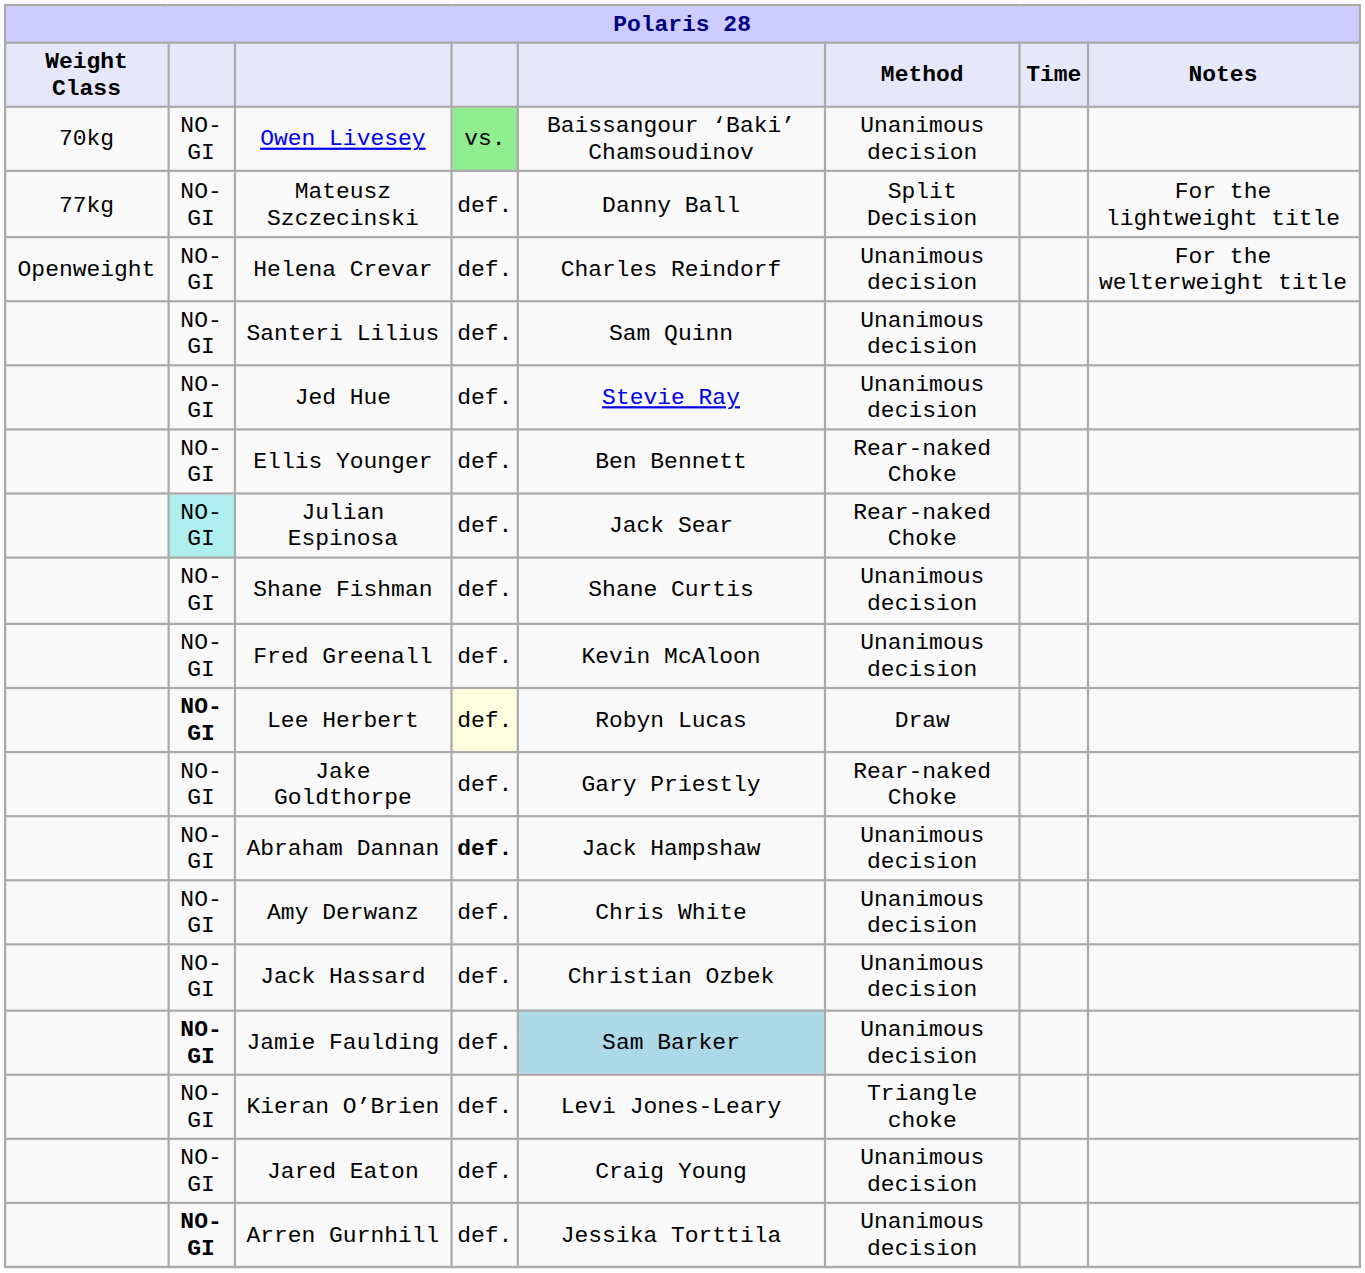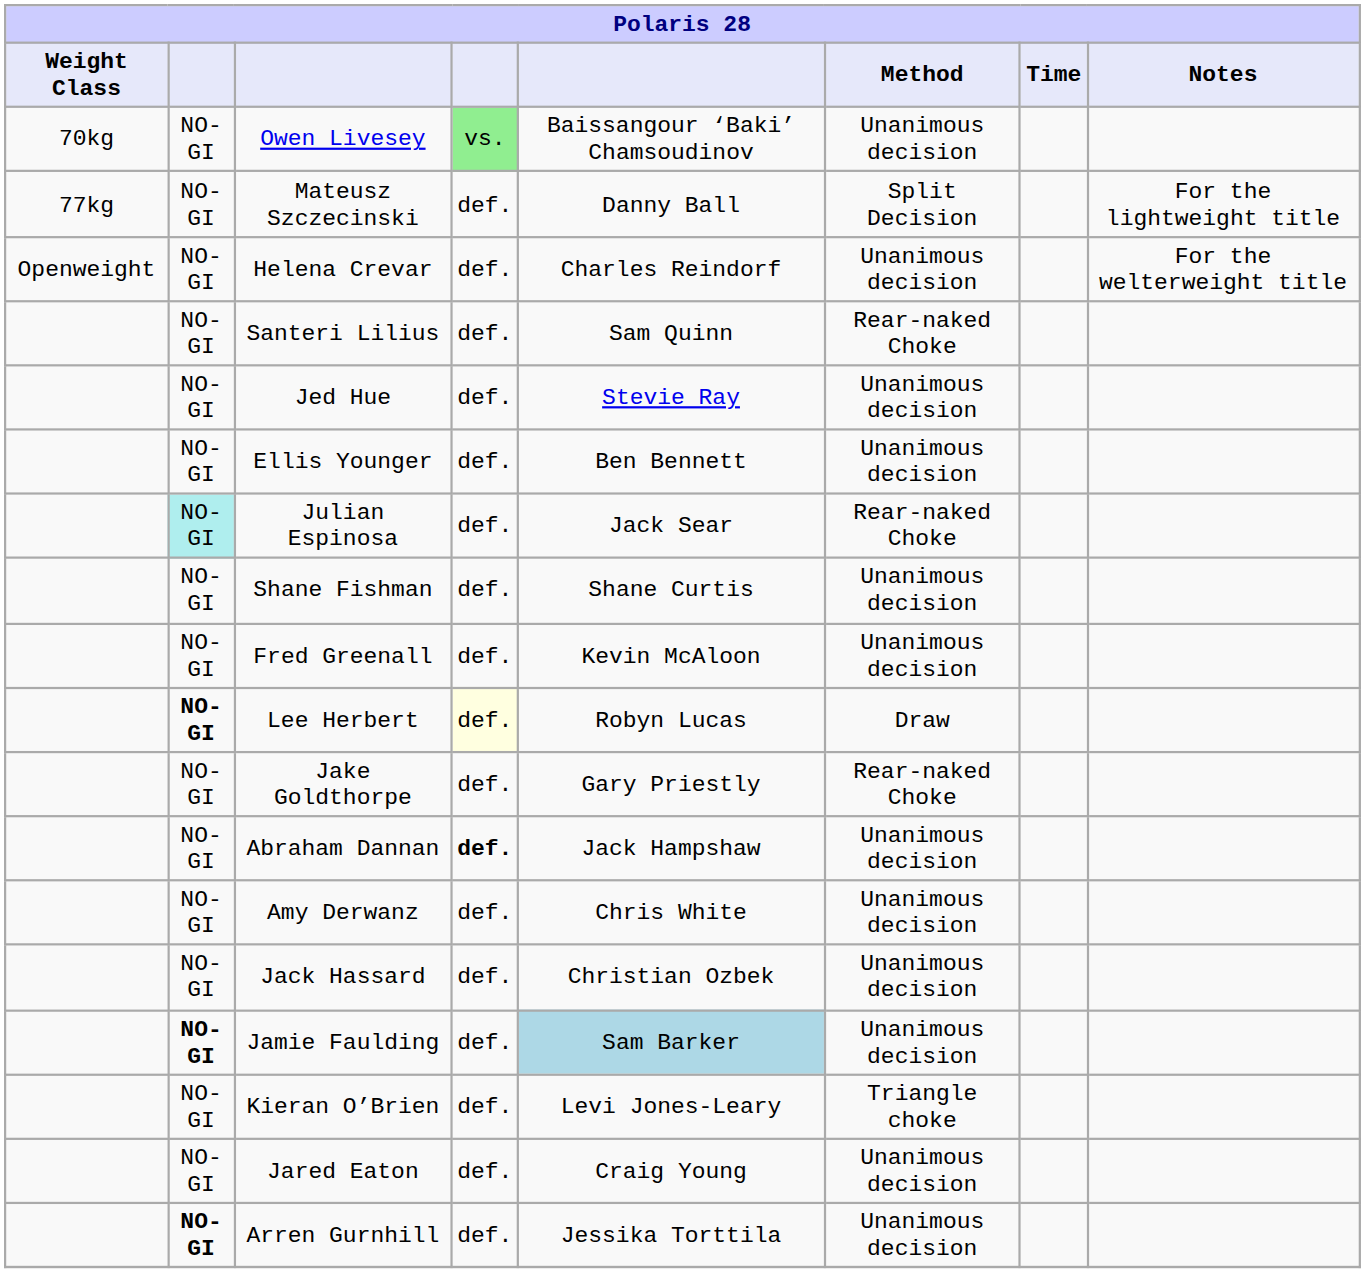(922, 333) Unanimous decision -> (922, 333) Rear-naked Choke
(922, 462) Rear-naked Choke -> (922, 462) Unanimous decision
